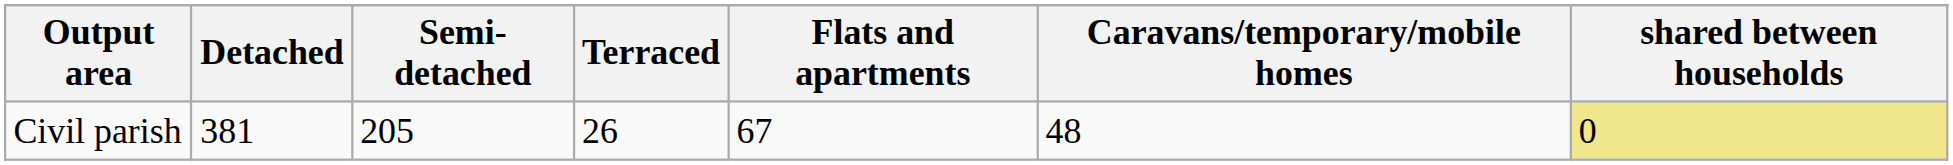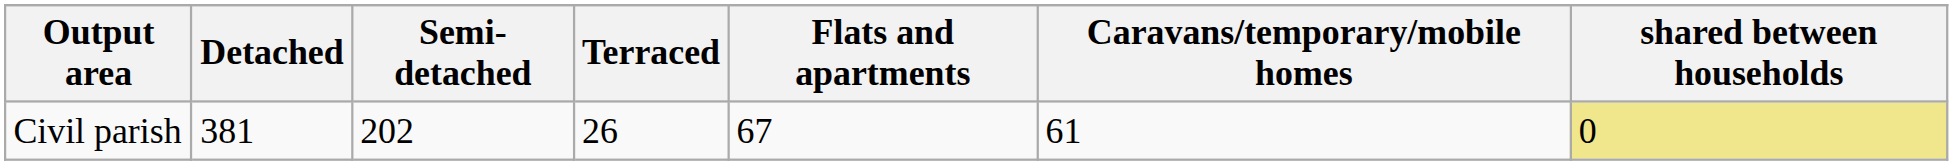(387, 130) 205 -> (387, 130) 202
(1063, 130) 48 -> (1063, 130) 61
